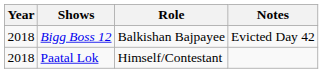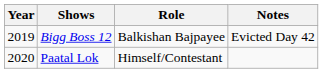(21, 36) 2018 -> (21, 36) 2019
(21, 57) 2018 -> (21, 57) 2020
